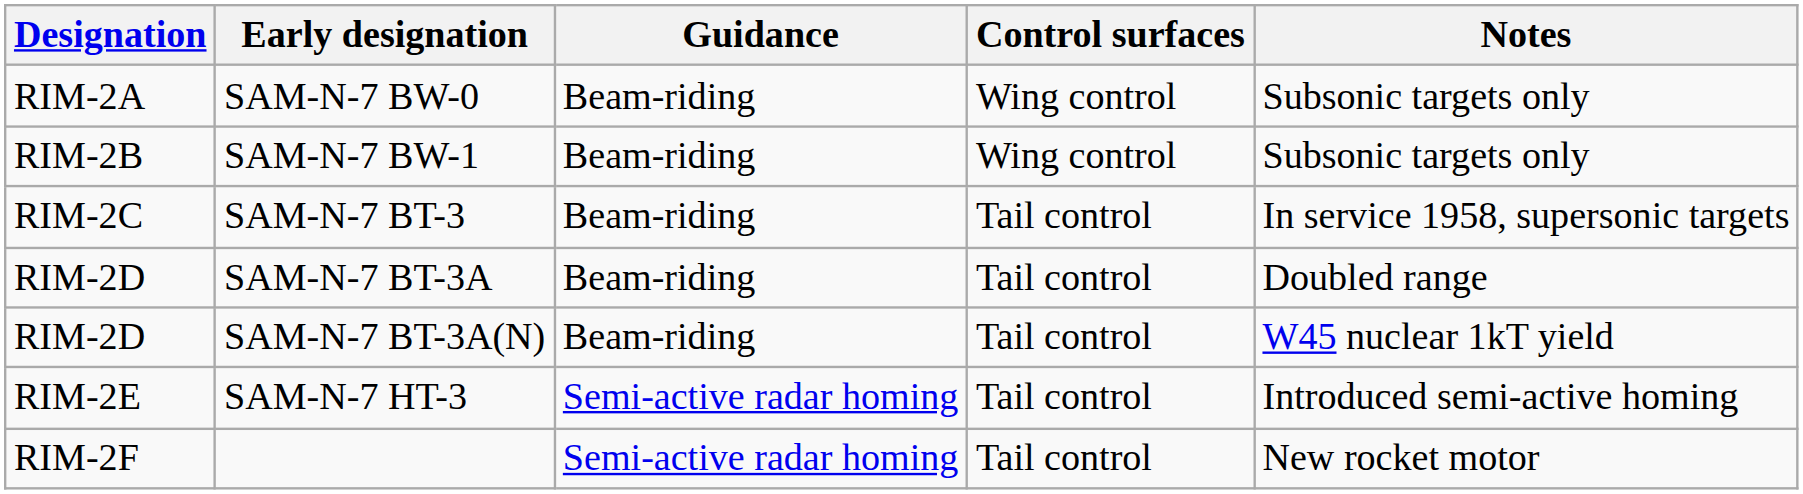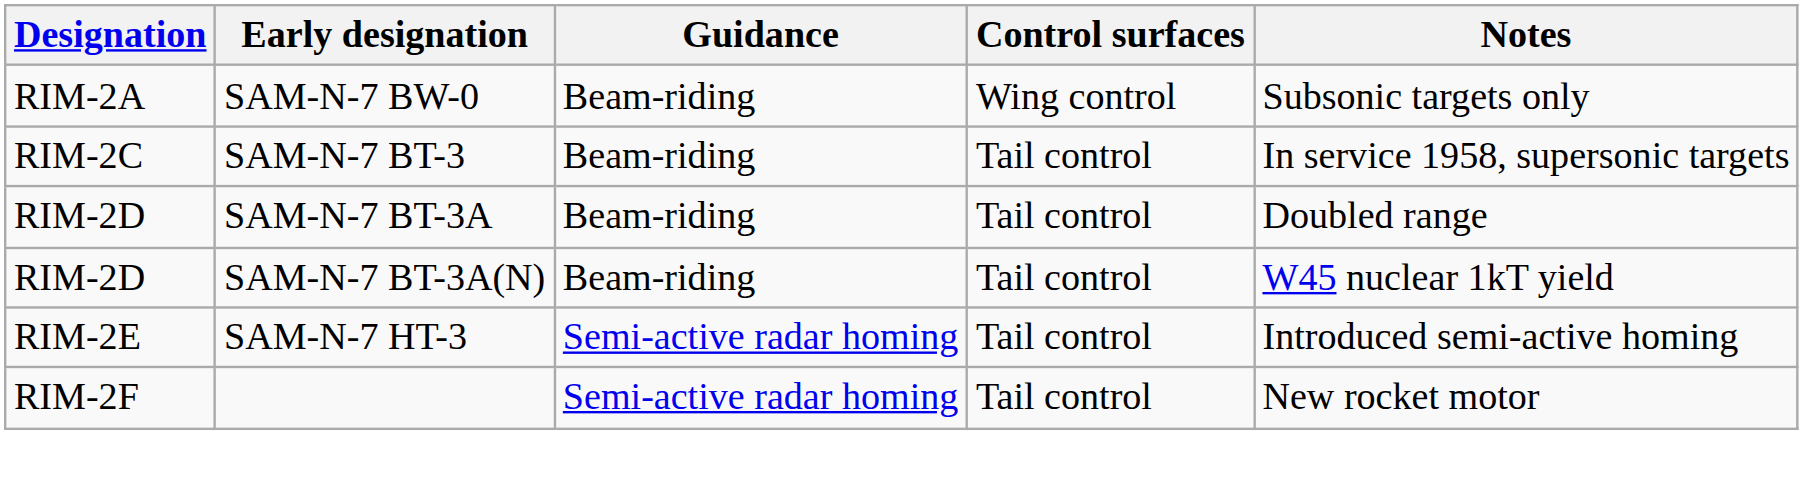- row: (352, 155)
